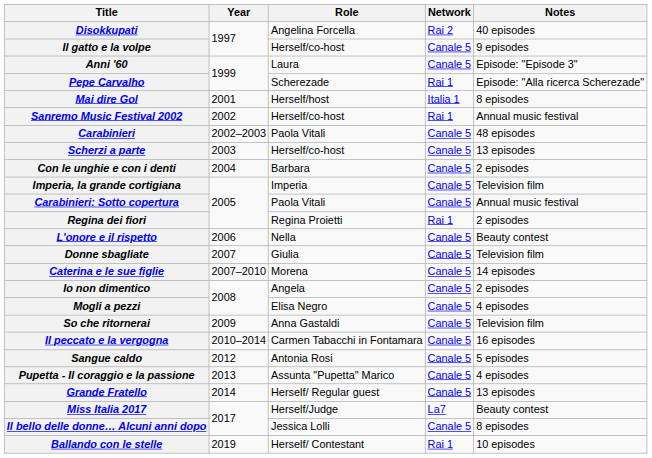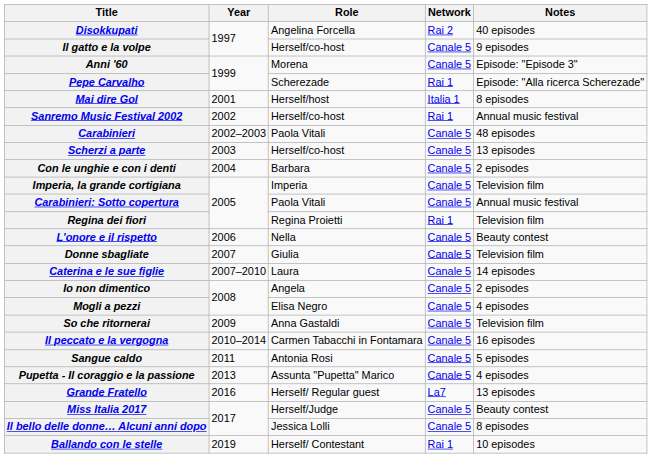(285, 64) Laura -> (289, 64) Morena
(502, 220) 2 episodes -> (510, 220) Television film
(289, 271) Morena -> (285, 271) Laura
(224, 358) 2012 -> (223, 358) 2011
(224, 392) 2014 -> (224, 392) 2016
(449, 392) Canale 5 -> (437, 392) La7
(437, 409) La7 -> (449, 409) Canale 5
